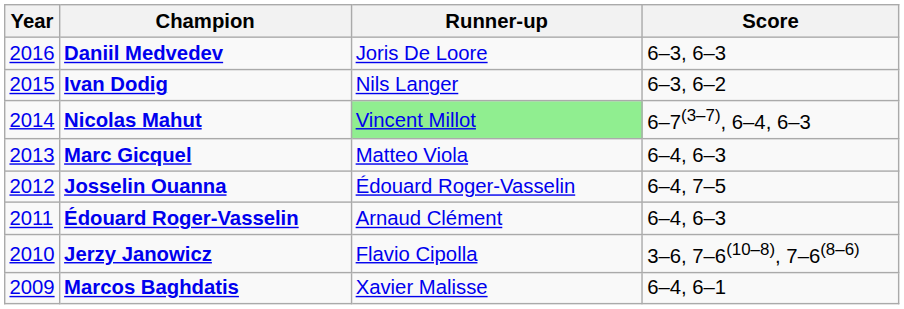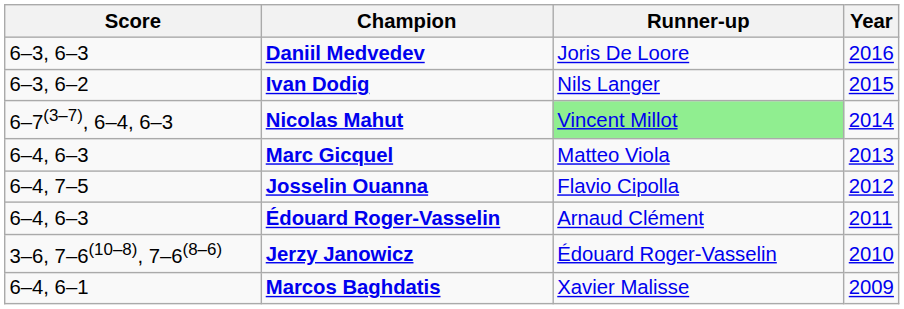columns swapped: (32, 21) <-> (771, 21)
(465, 187) Édouard Roger-Vasselin -> (618, 187) Flavio Cipolla
(417, 254) Flavio Cipolla -> (667, 254) Édouard Roger-Vasselin
